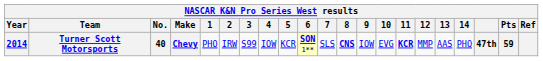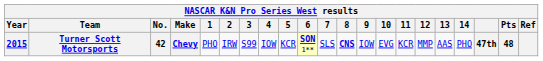(17, 43) 2014 -> (17, 43) 2015
(161, 43) 40 -> (161, 43) 42
(406, 43) bold -> (406, 43) normal
(509, 43) 59 -> (509, 43) 48
